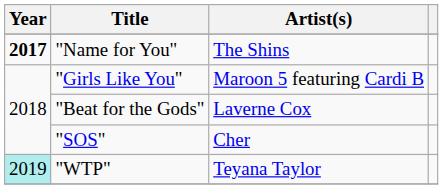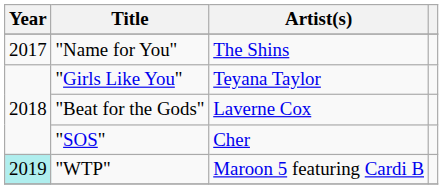(28, 49) bold -> (28, 49) normal
(319, 79) Maroon 5 featuring Cardi B -> (267, 79) Teyana Taylor
(267, 169) Teyana Taylor -> (319, 169) Maroon 5 featuring Cardi B
